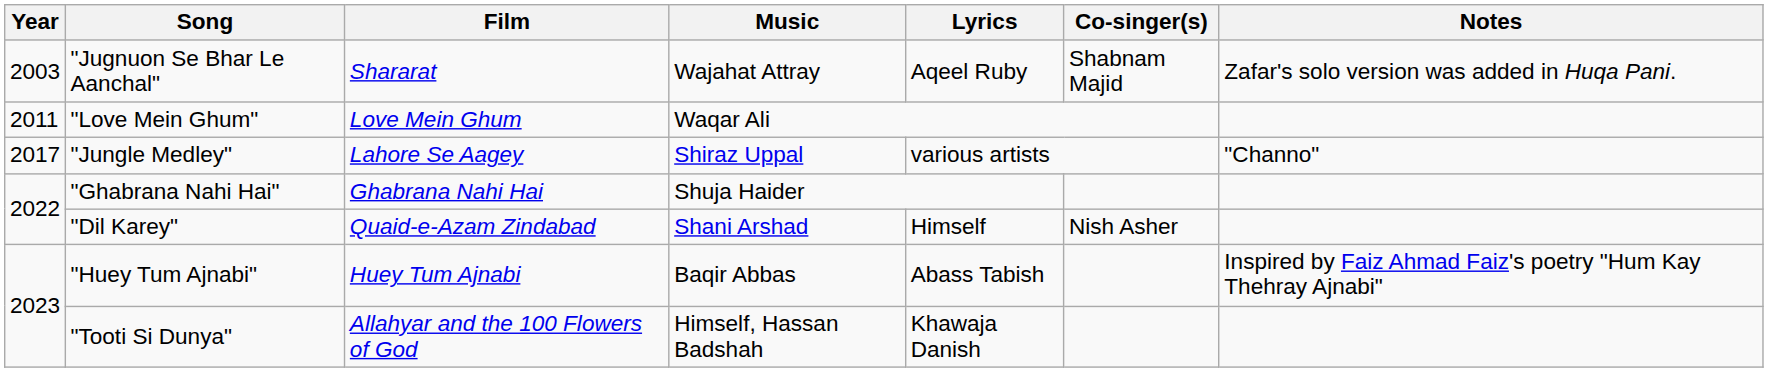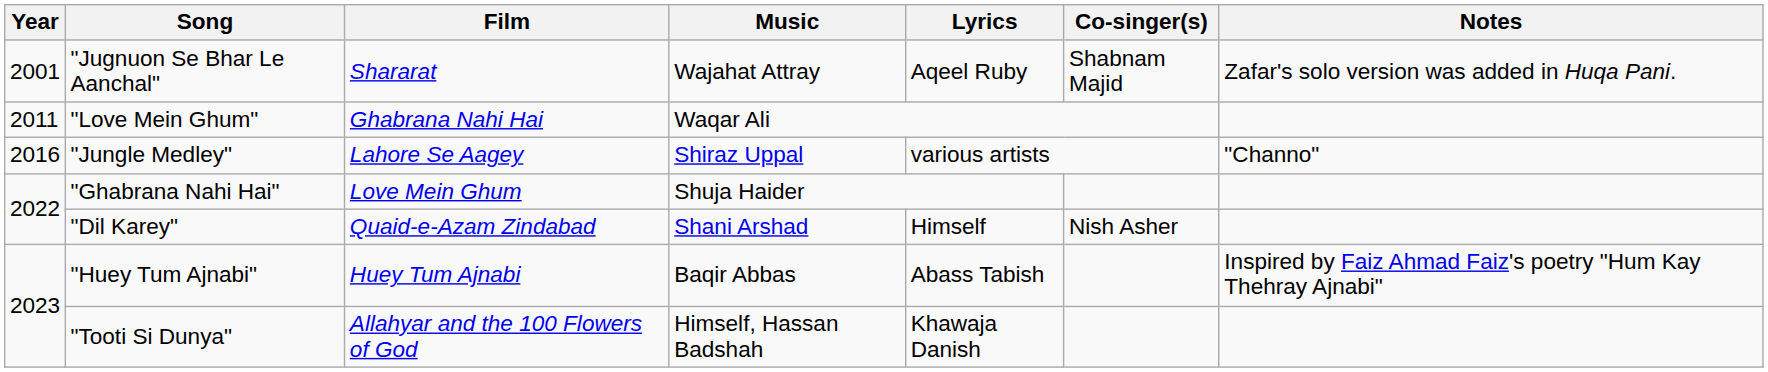(35, 70) 2003 -> (35, 70) 2001
(436, 119) Love Mein Ghum -> (446, 119) Ghabrana Nahi Hai
(35, 155) 2017 -> (35, 155) 2016
(446, 190) Ghabrana Nahi Hai -> (436, 190) Love Mein Ghum
